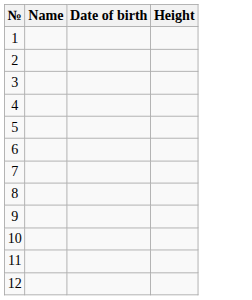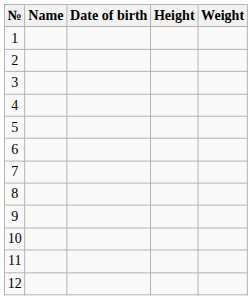+ column: (223, 15)
